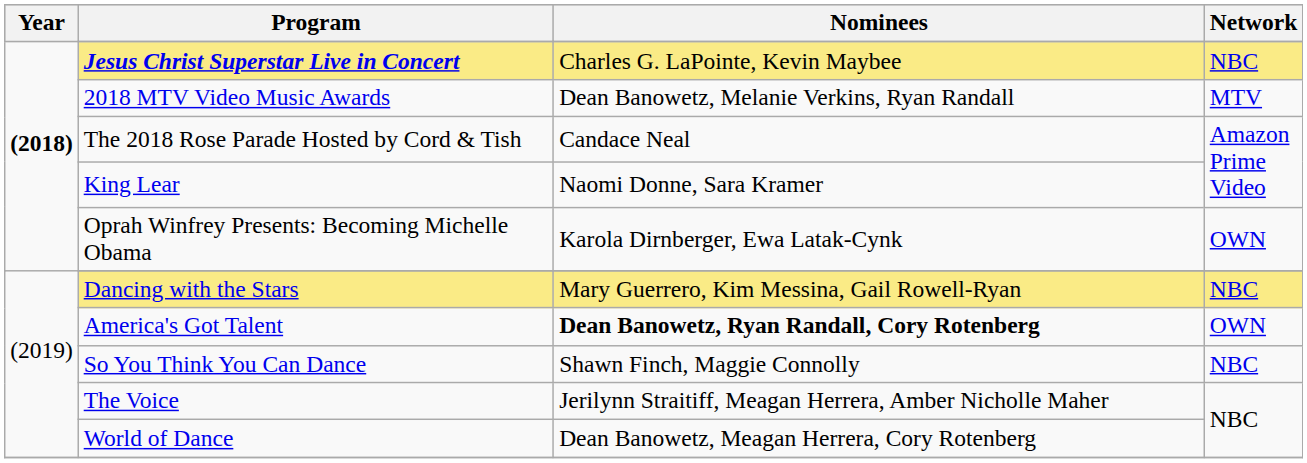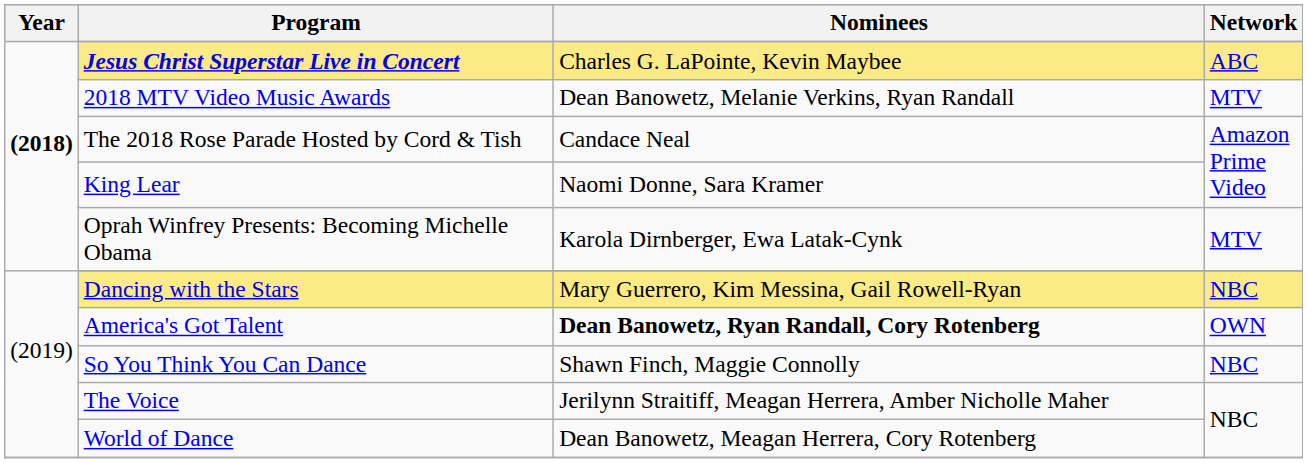(1234, 60) NBC -> (1234, 60) ABC
(1238, 238) OWN -> (1236, 238) MTV
